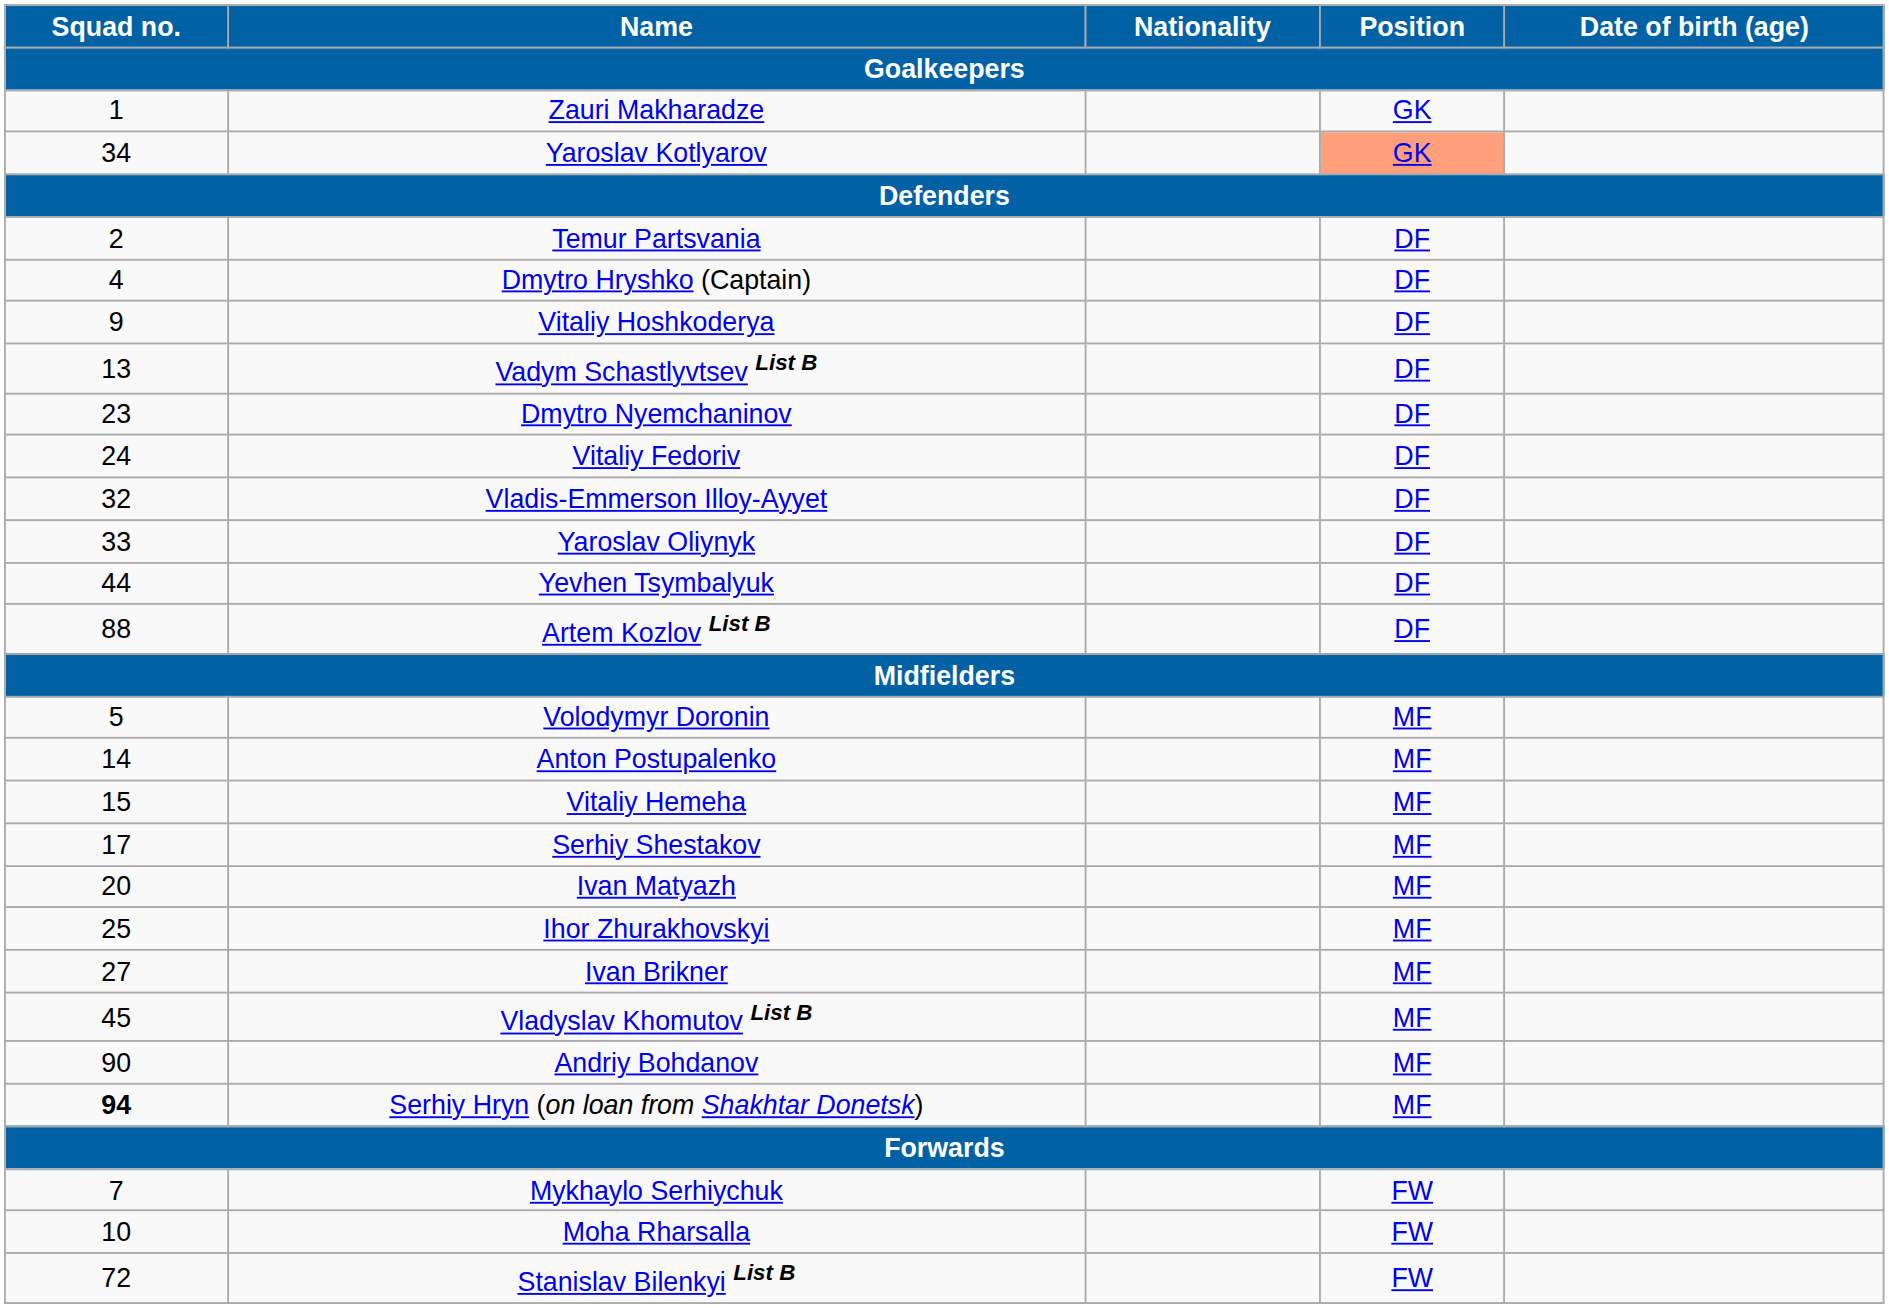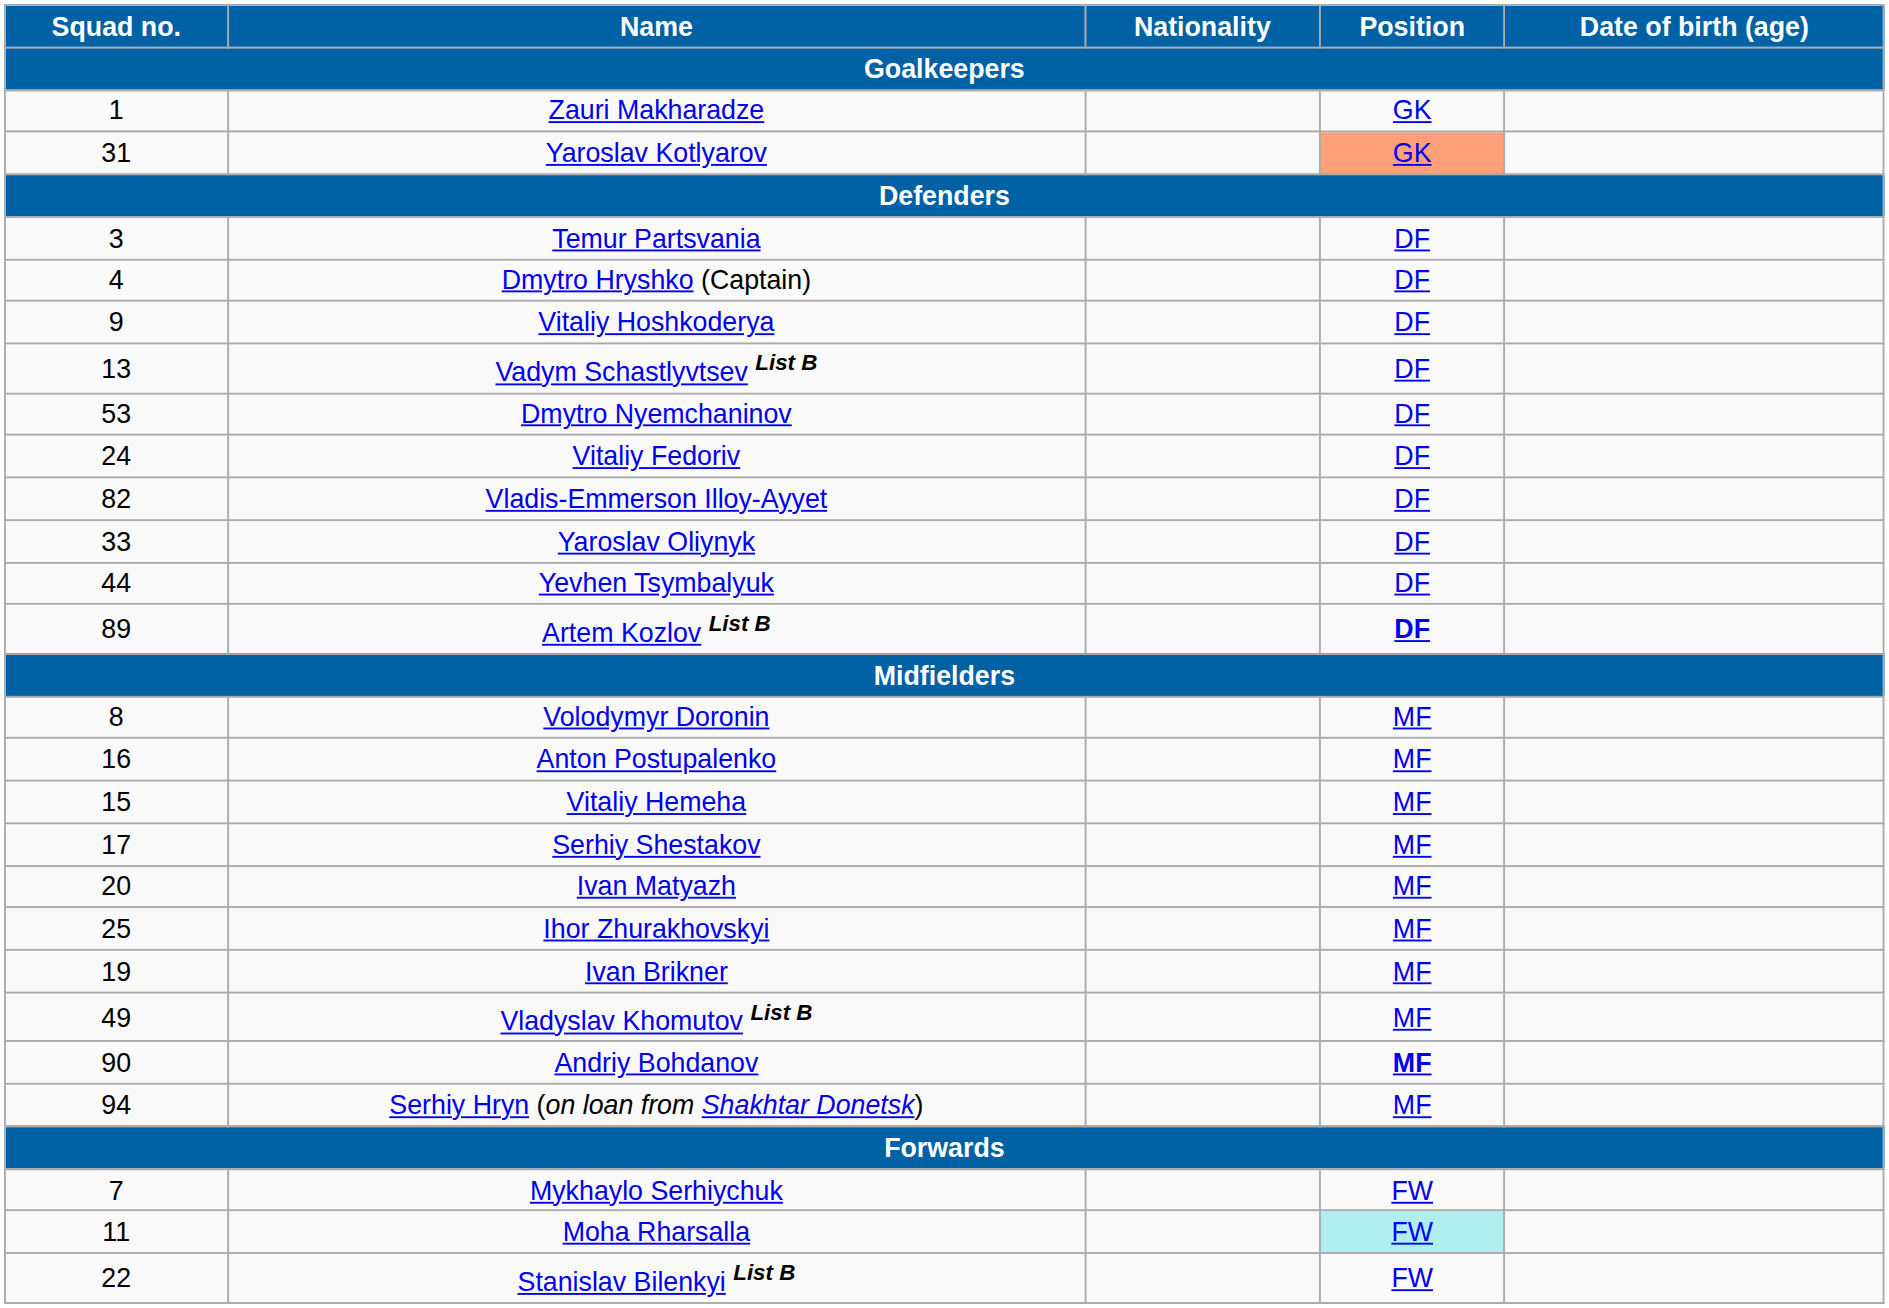(116, 153) 34 -> (116, 153) 31
(116, 238) 2 -> (116, 238) 3
(116, 414) 23 -> (116, 414) 53
(116, 499) 32 -> (116, 499) 82
(116, 629) 88 -> (116, 629) 89
(1412, 629) normal -> (1412, 629) bold
(116, 718) 5 -> (116, 718) 8
(116, 760) 14 -> (116, 760) 16
(116, 972) 27 -> (116, 972) 19
(116, 1017) 45 -> (116, 1017) 49
(1412, 1063) normal -> (1412, 1063) bold
(116, 1106) bold -> (116, 1106) normal
(116, 1232) 10 -> (116, 1232) 11
(1412, 1232) no background -> (1412, 1232) paleturquoise background
(116, 1278) 72 -> (116, 1278) 22
